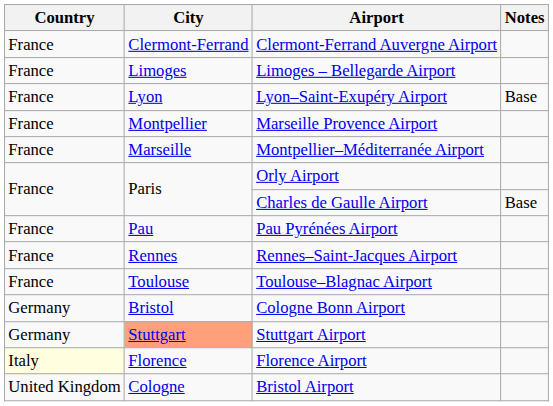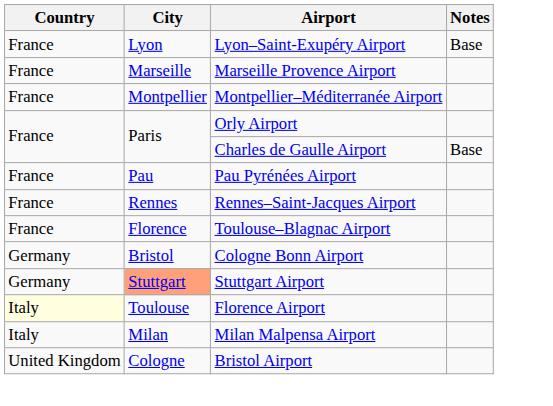- row: (377, 44)
- row: (356, 70)
(168, 123) Montpellier -> (160, 70) Marseille
(160, 149) Marseille -> (168, 96) Montpellier
(159, 281) Toulouse -> (157, 228) Florence
(157, 360) Florence -> (159, 307) Toulouse
+ row: (295, 334)
